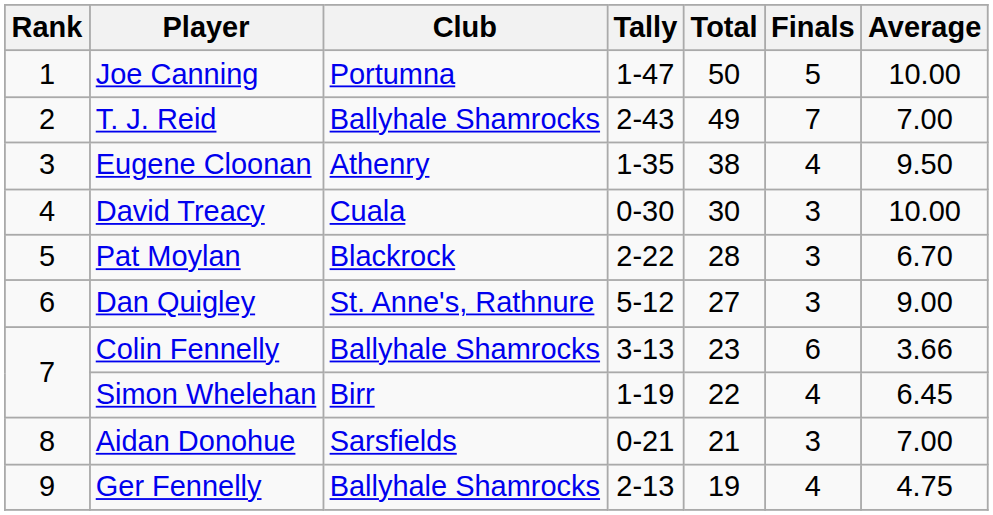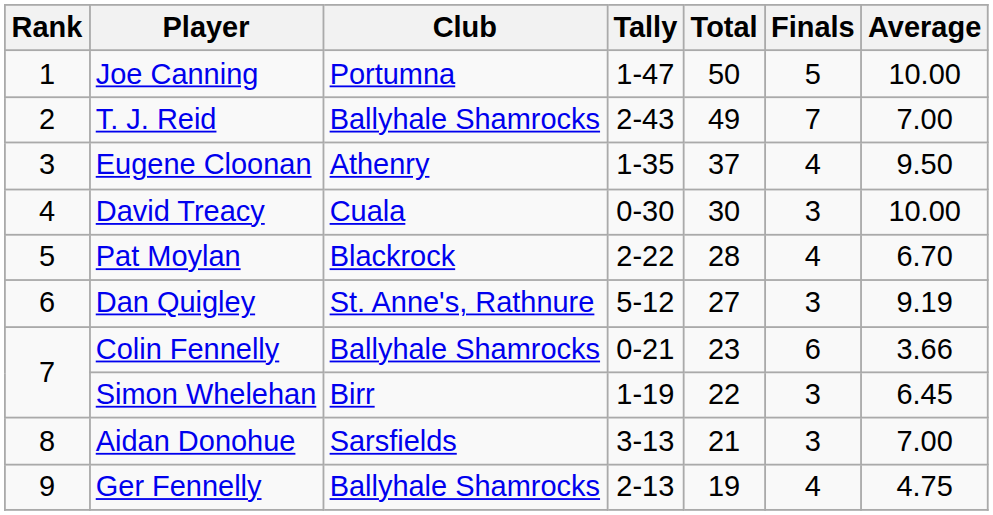(724, 165) 38 -> (724, 165) 37
(813, 257) 3 -> (813, 257) 4
(925, 303) 9.00 -> (925, 303) 9.19
(645, 348) 3-13 -> (645, 348) 0-21
(813, 394) 4 -> (813, 394) 3
(645, 440) 0-21 -> (645, 440) 3-13
